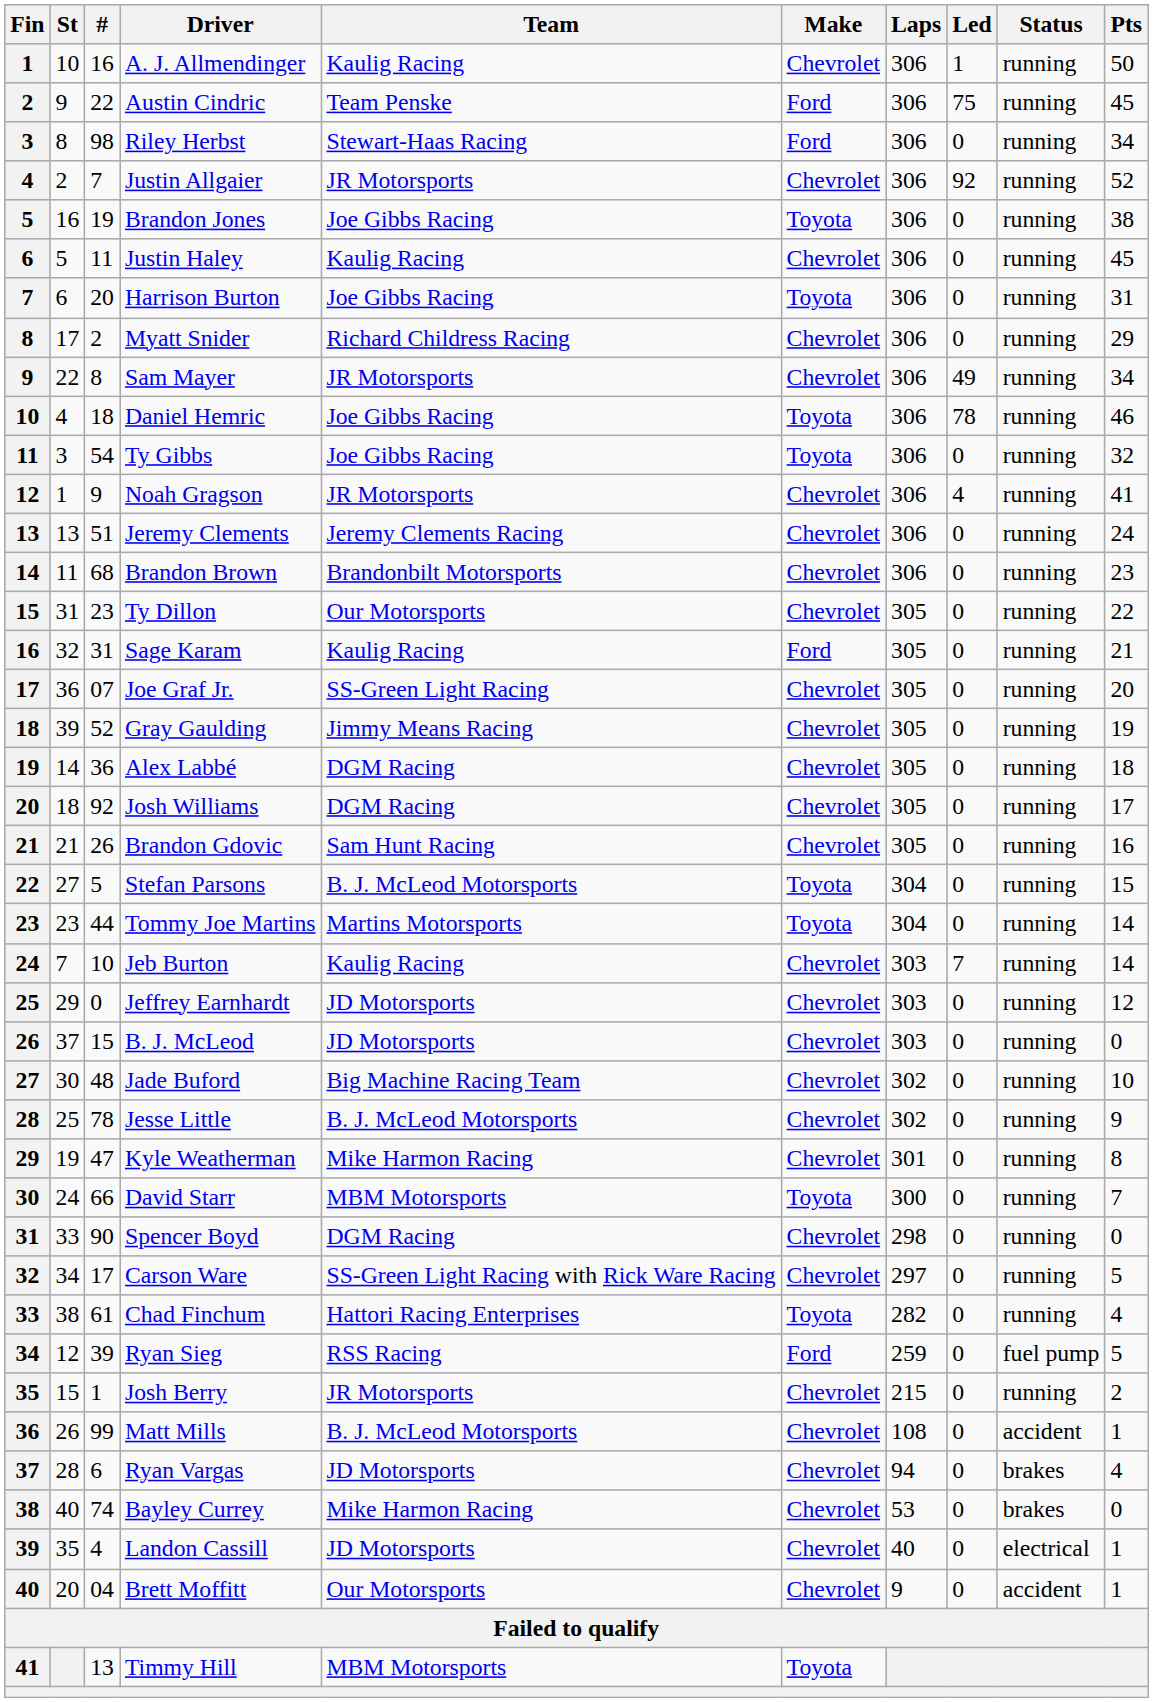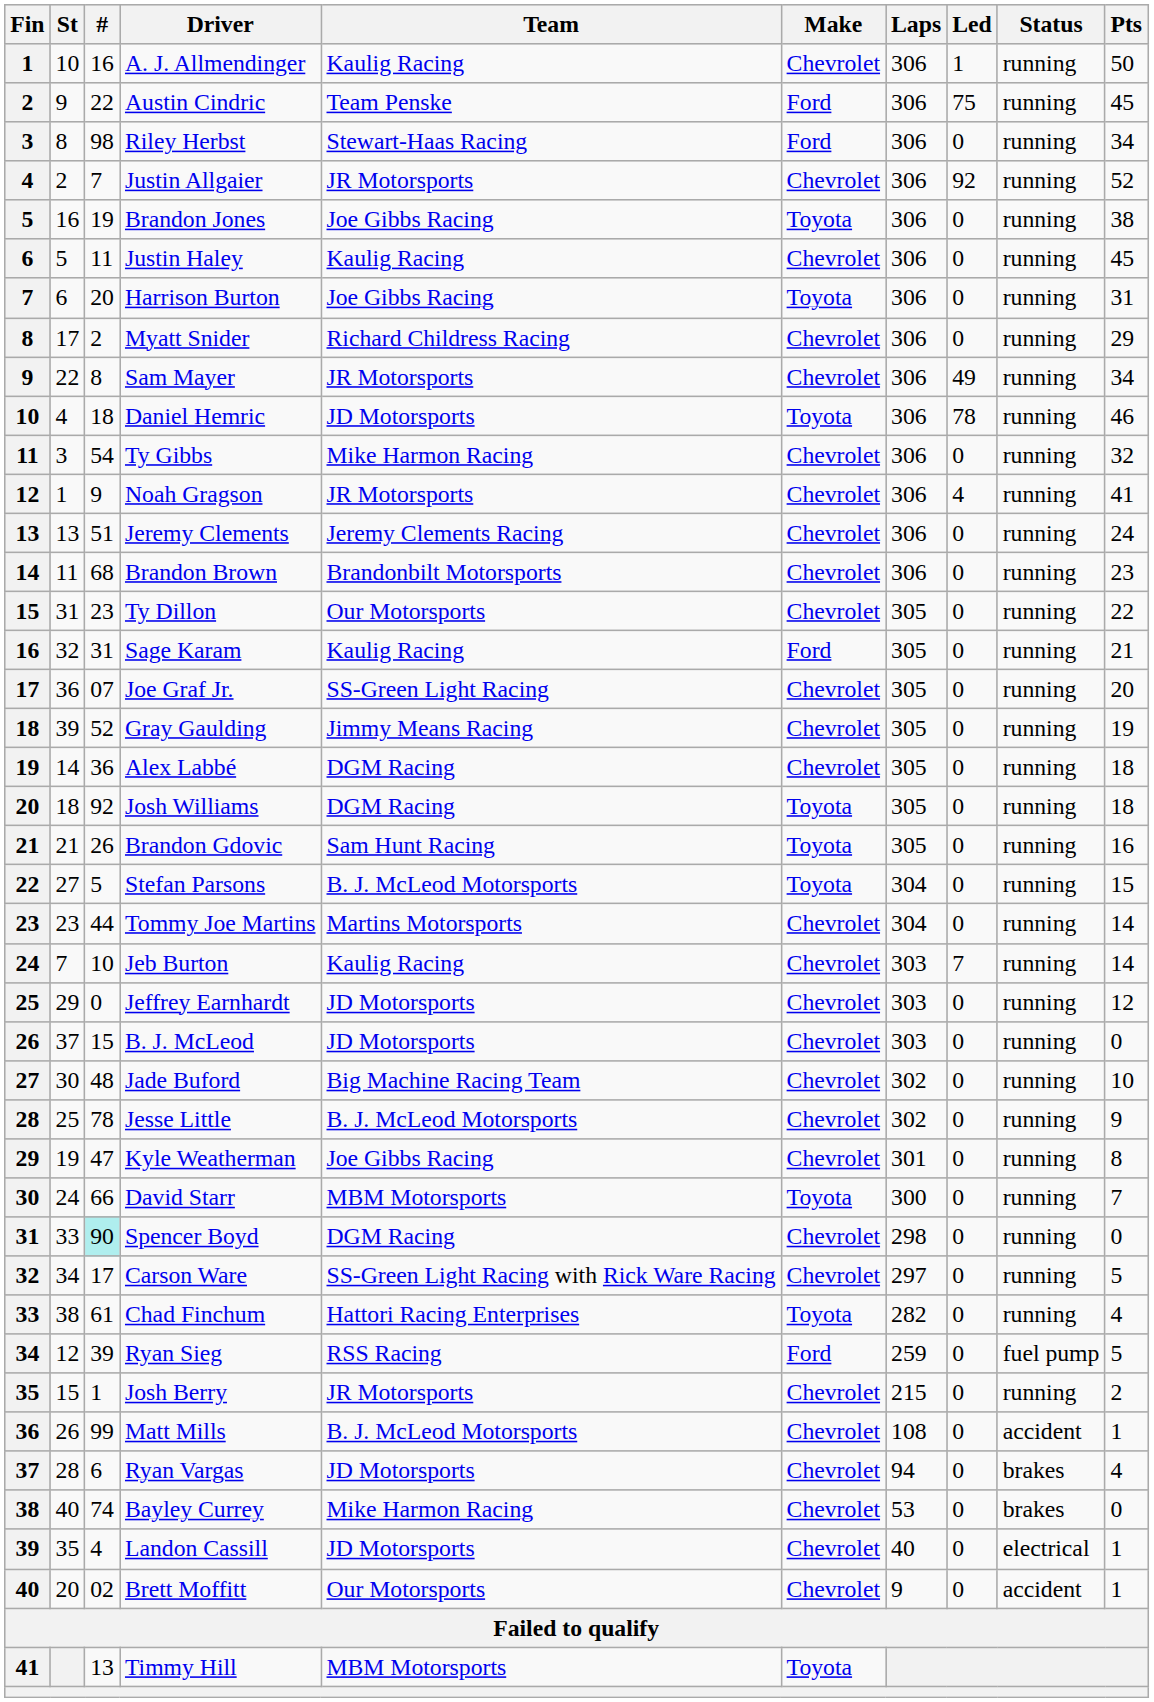(410, 415) Joe Gibbs Racing -> (401, 415) JD Motorsports
(410, 454) Joe Gibbs Racing -> (430, 454) Mike Harmon Racing
(819, 454) Toyota -> (833, 454) Chevrolet
(833, 806) Chevrolet -> (819, 806) Toyota
(1122, 806) 17 -> (1122, 806) 18
(833, 845) Chevrolet -> (819, 845) Toyota
(819, 923) Toyota -> (833, 923) Chevrolet
(430, 1158) Mike Harmon Racing -> (410, 1158) Joe Gibbs Racing
(102, 1236) no background -> (102, 1236) paleturquoise background
(102, 1588) 04 -> (102, 1588) 02
